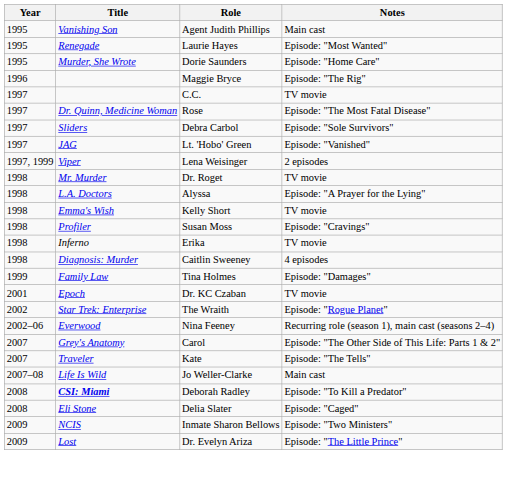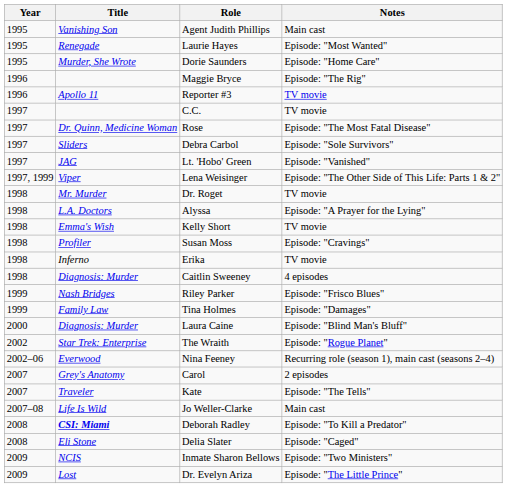+ row: (207, 95)
(306, 161) 2 episodes -> (392, 177) Episode: "The Other Side of This Life: Parts 1 & 2"
+ row: (208, 293)
+ row: (208, 326)
- row: (214, 293)
(392, 342) Episode: "The Other Side of This Life: Parts 1 & 2" -> (306, 375) 2 episodes
